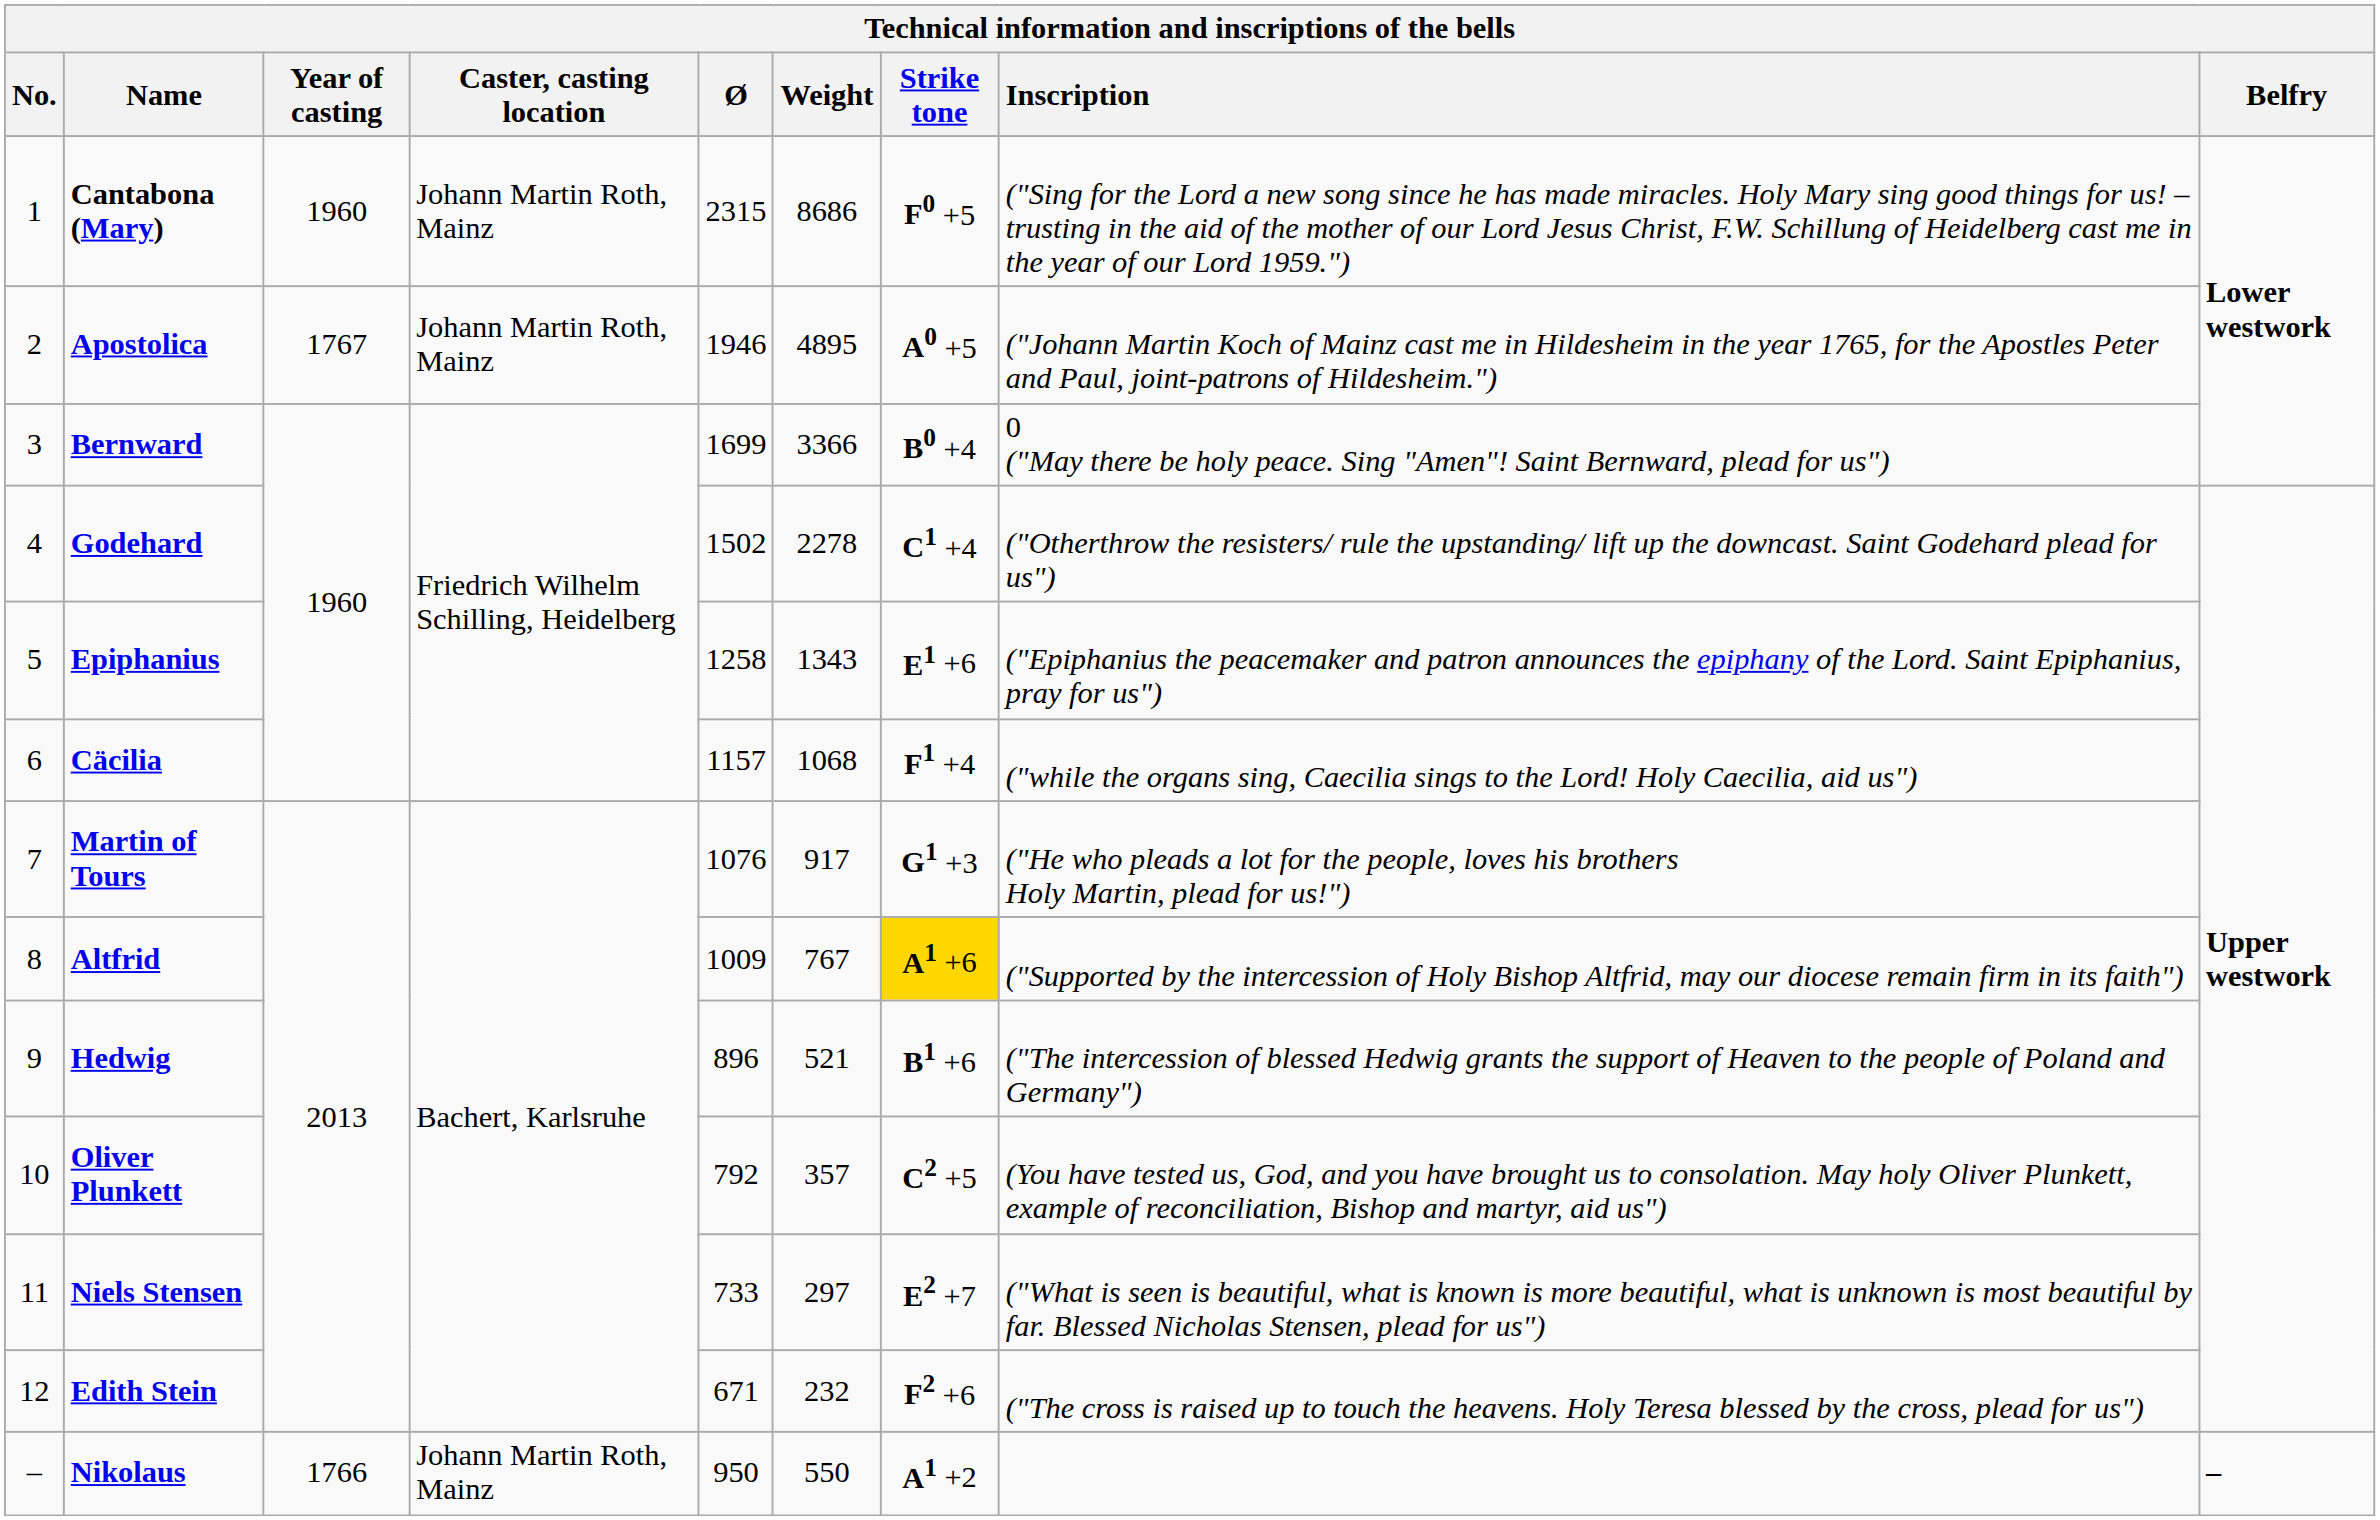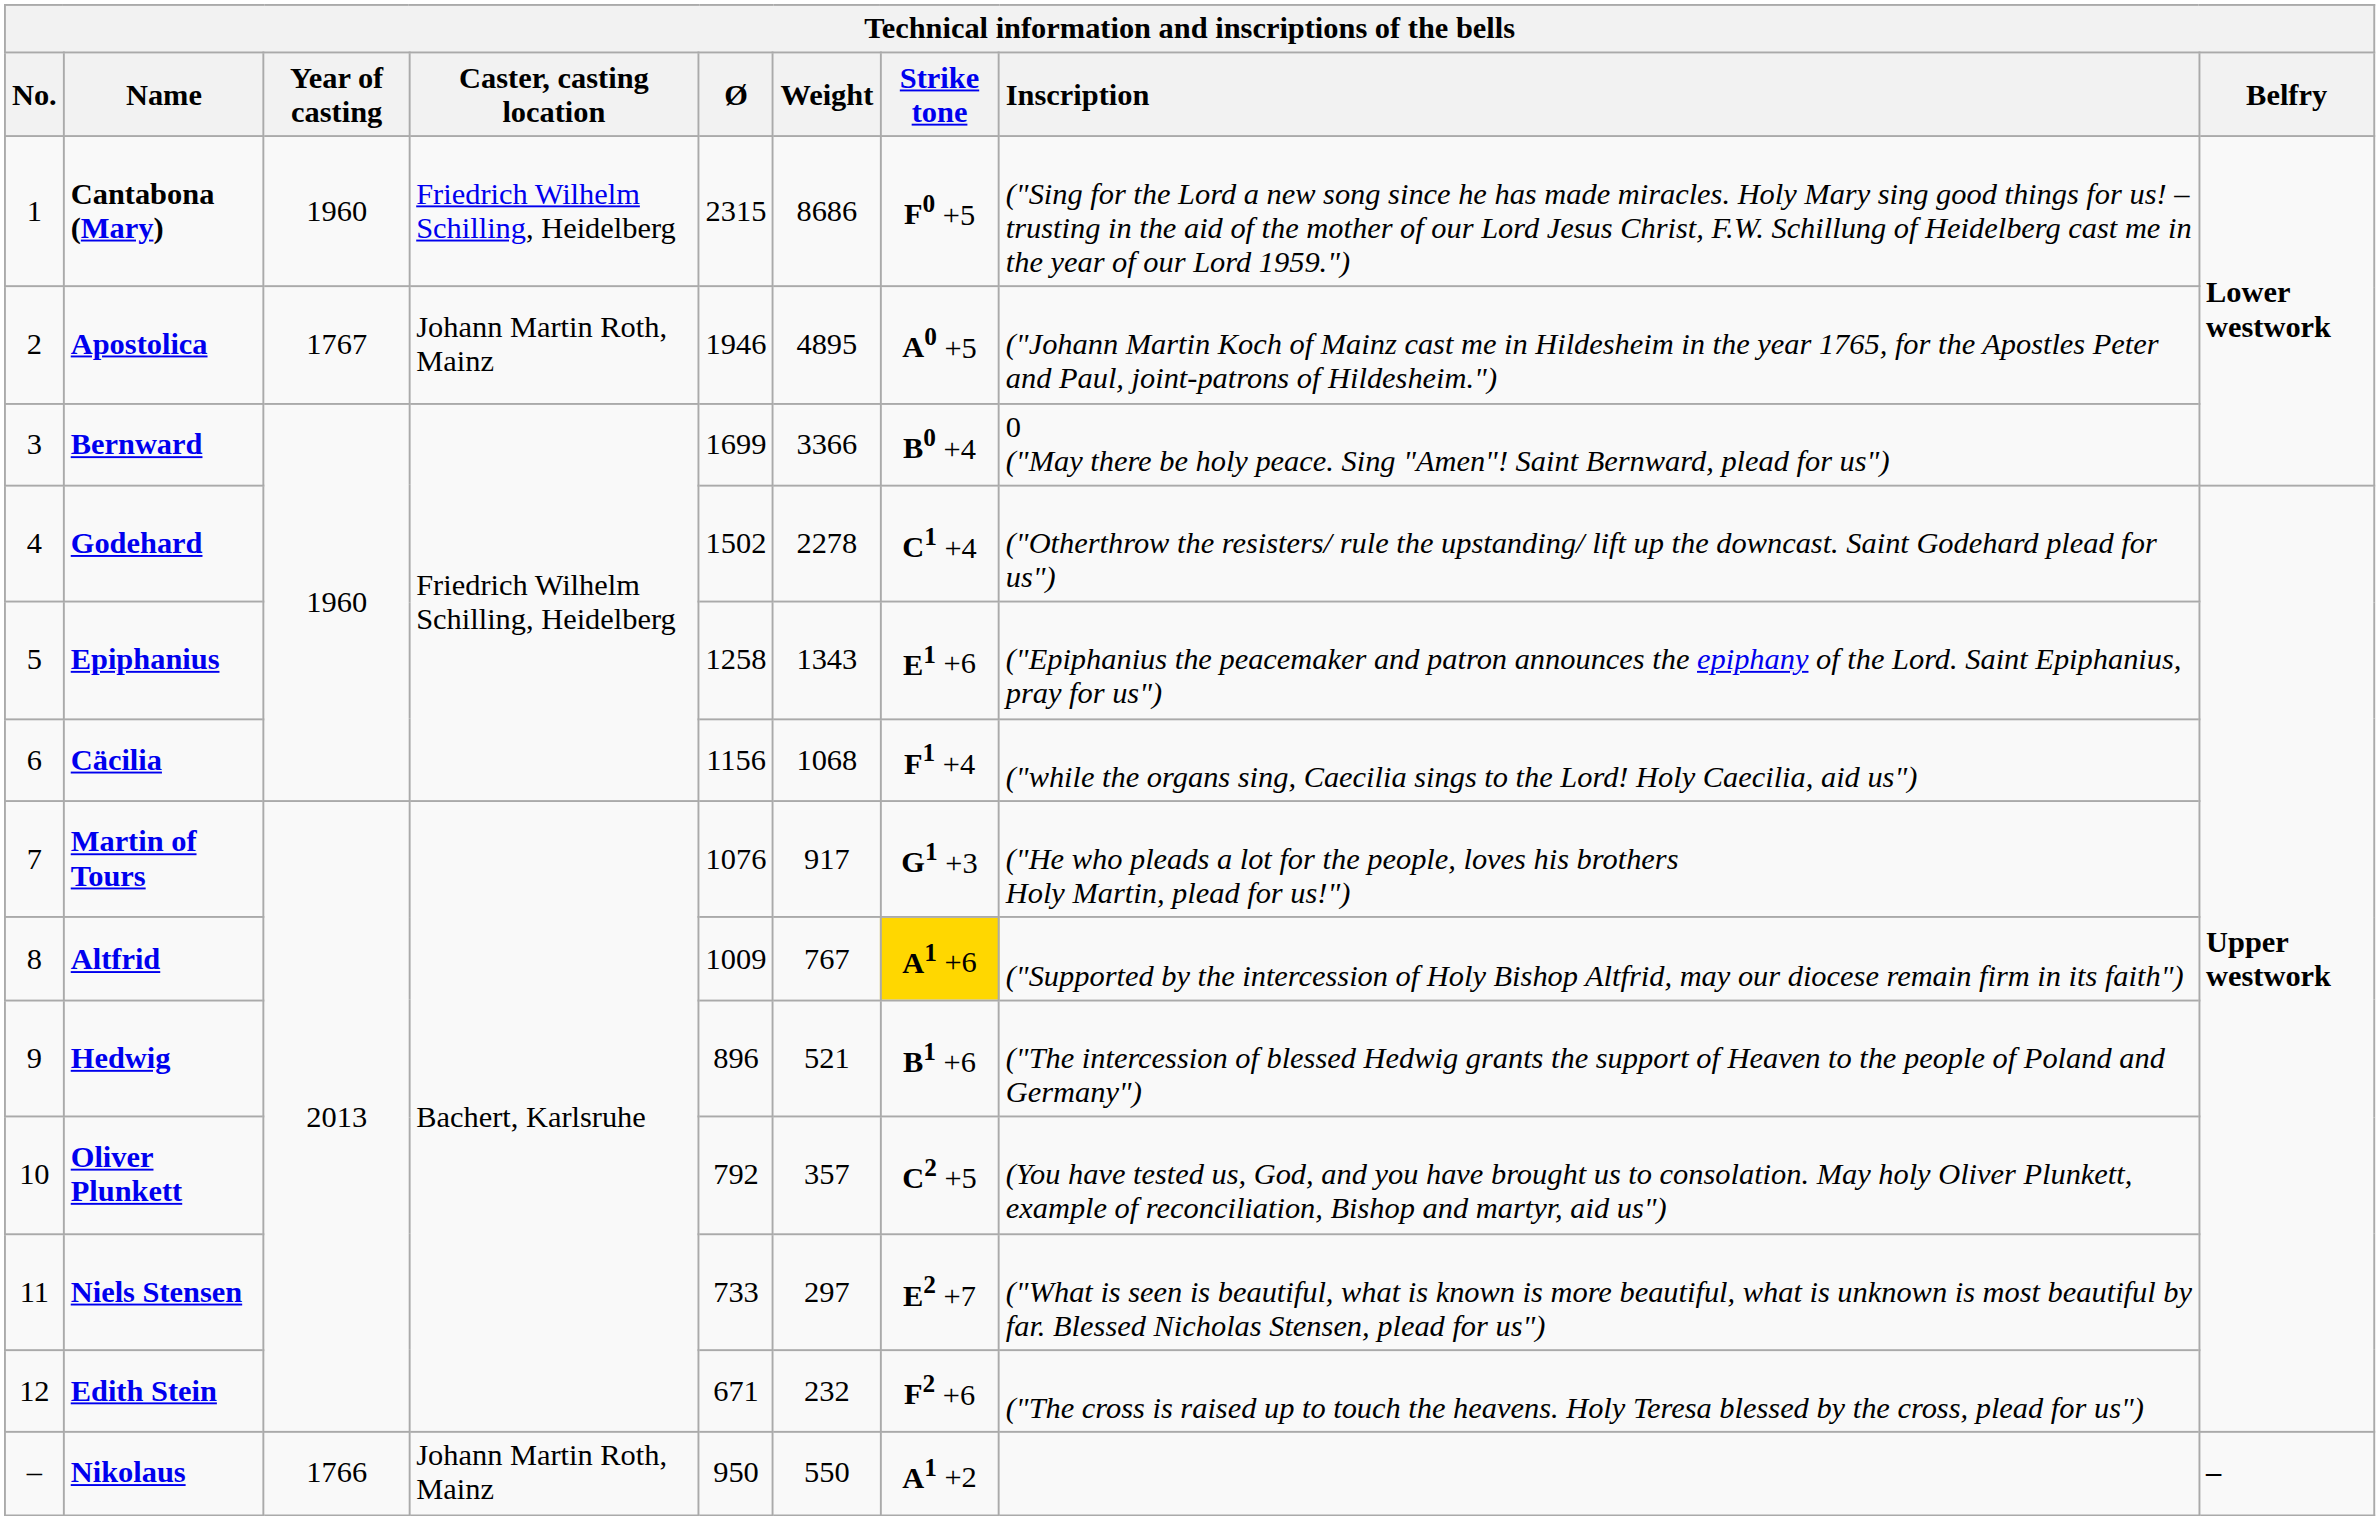(542, 210) Johann Martin Roth, Mainz -> (546, 210) Friedrich Wilhelm Schilling, Heidelberg
(736, 759) 1157 -> (736, 759) 1156
